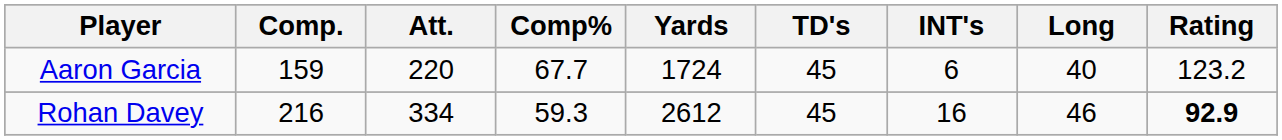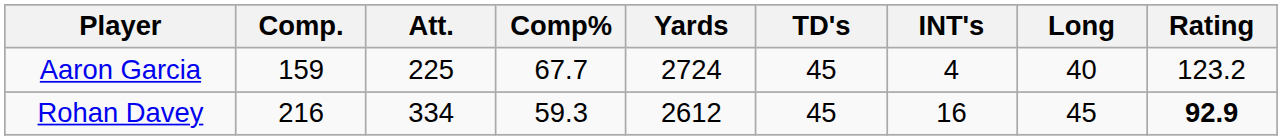(431, 69) 220 -> (431, 69) 225
(691, 69) 1724 -> (691, 69) 2724
(951, 69) 6 -> (951, 69) 4
(1082, 112) 46 -> (1082, 112) 45
